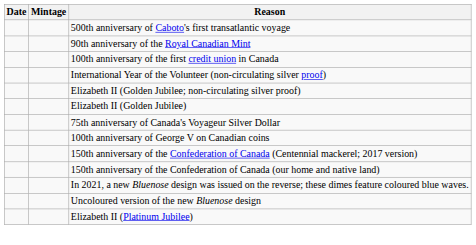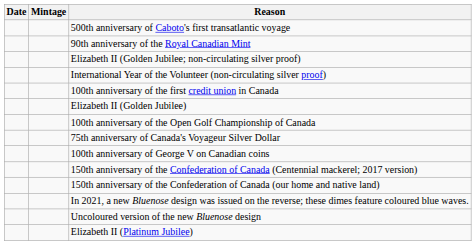rows swapped: (175, 59) <-> (186, 91)
+ row: (193, 122)
